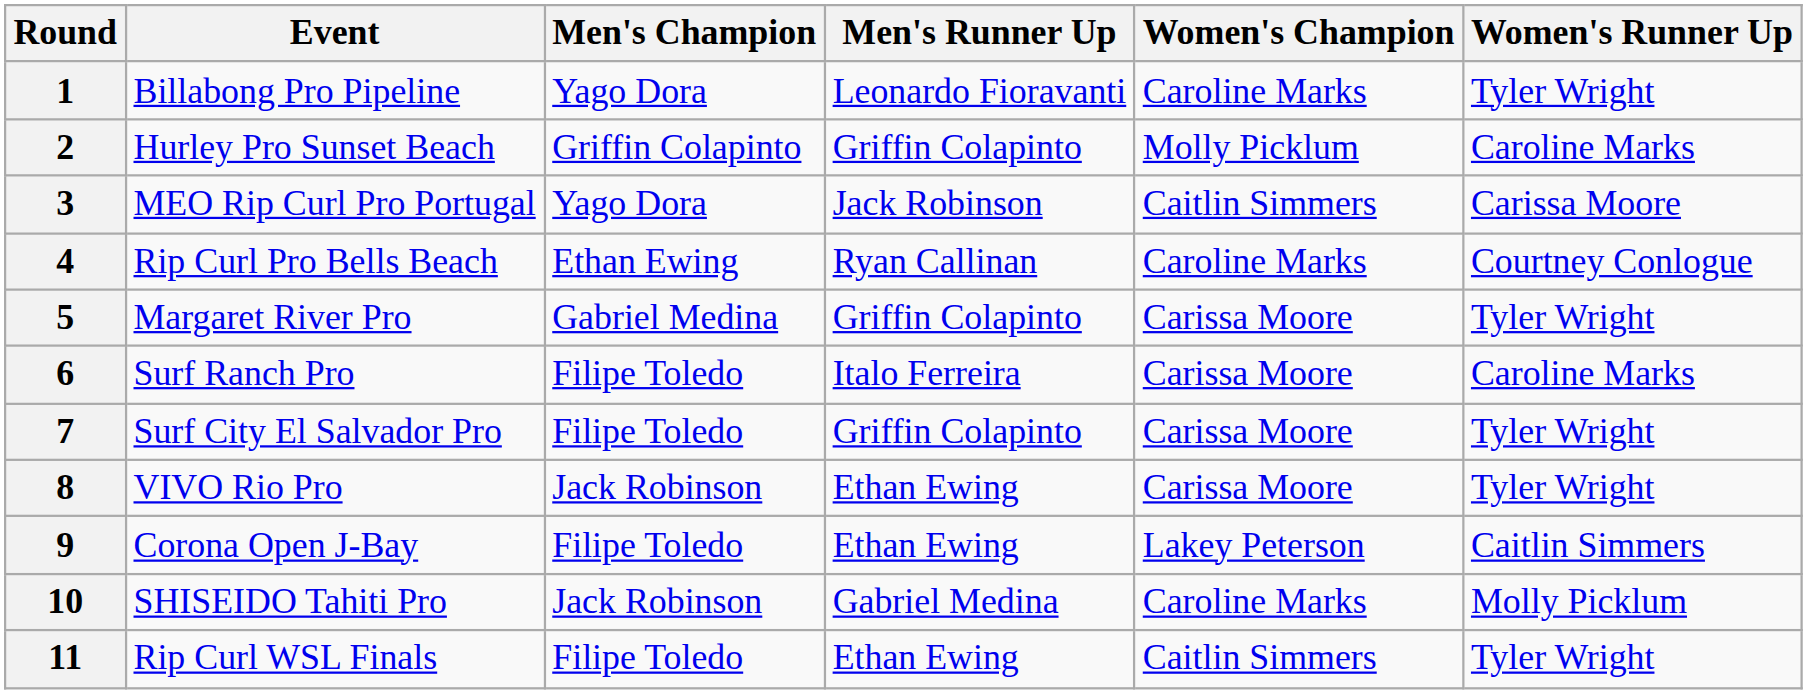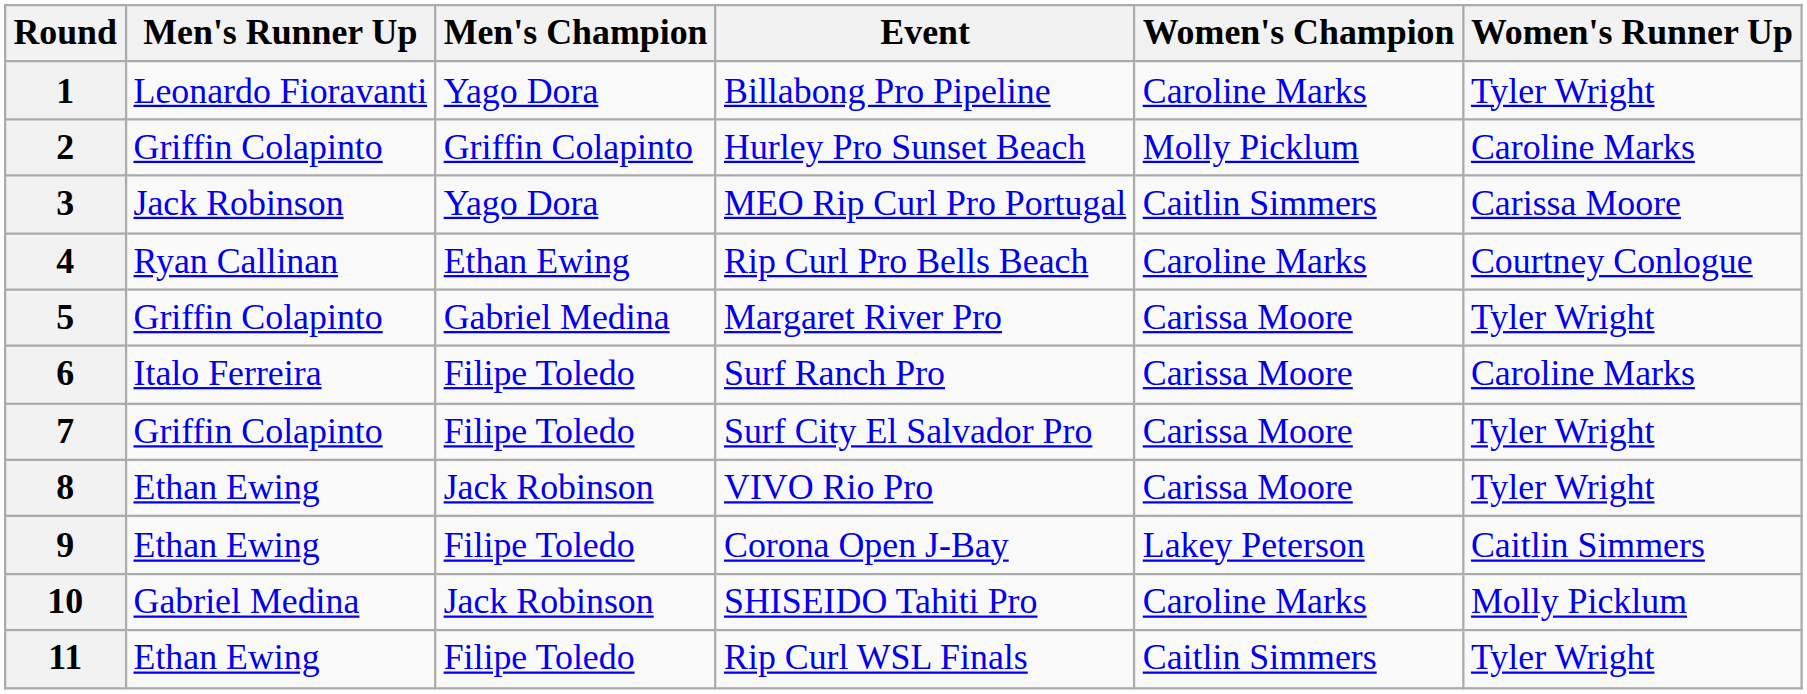columns swapped: (335, 32) <-> (979, 32)
